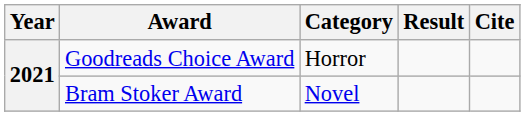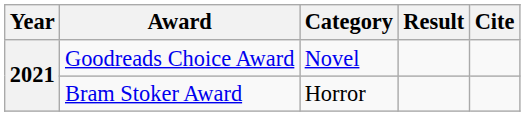(335, 57) Horror -> (332, 57) Novel
(332, 93) Novel -> (335, 93) Horror
